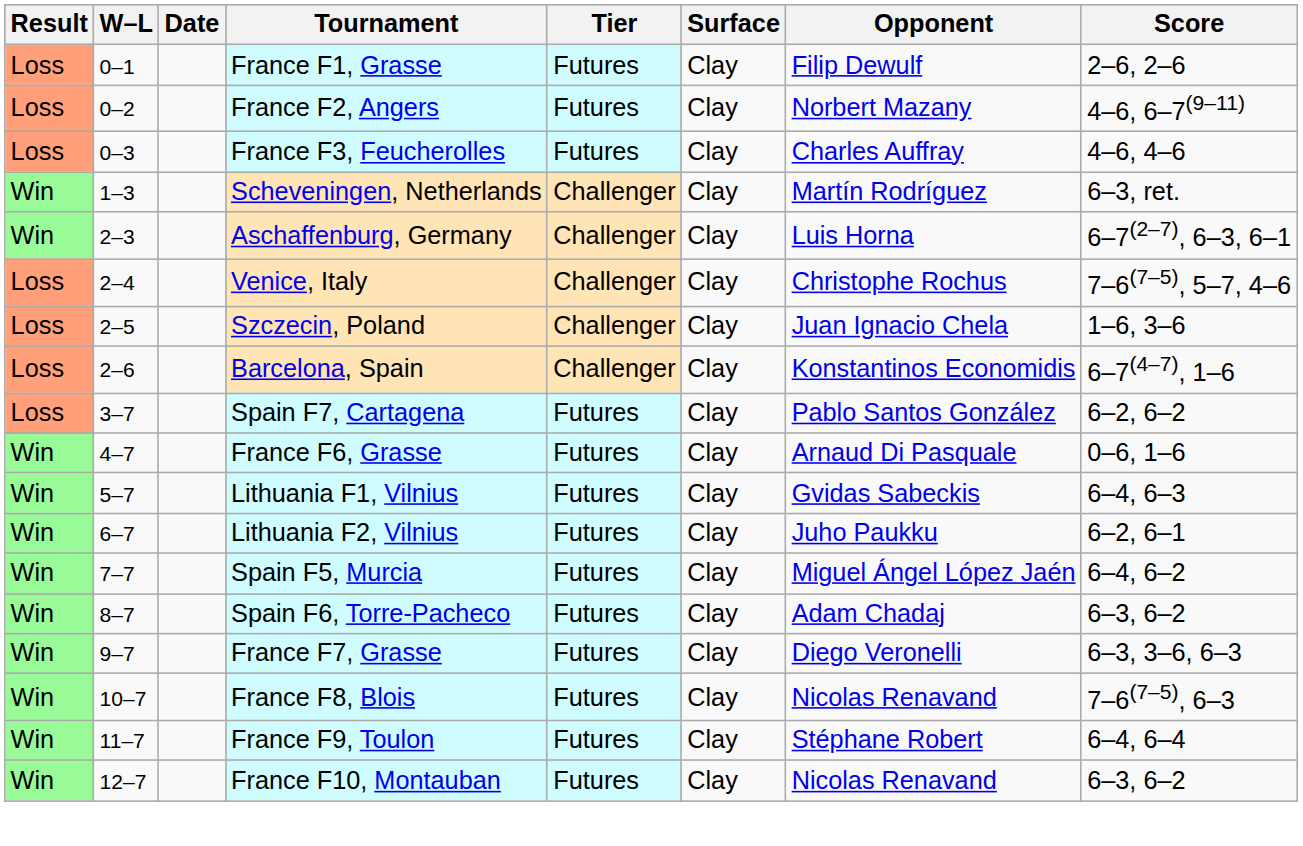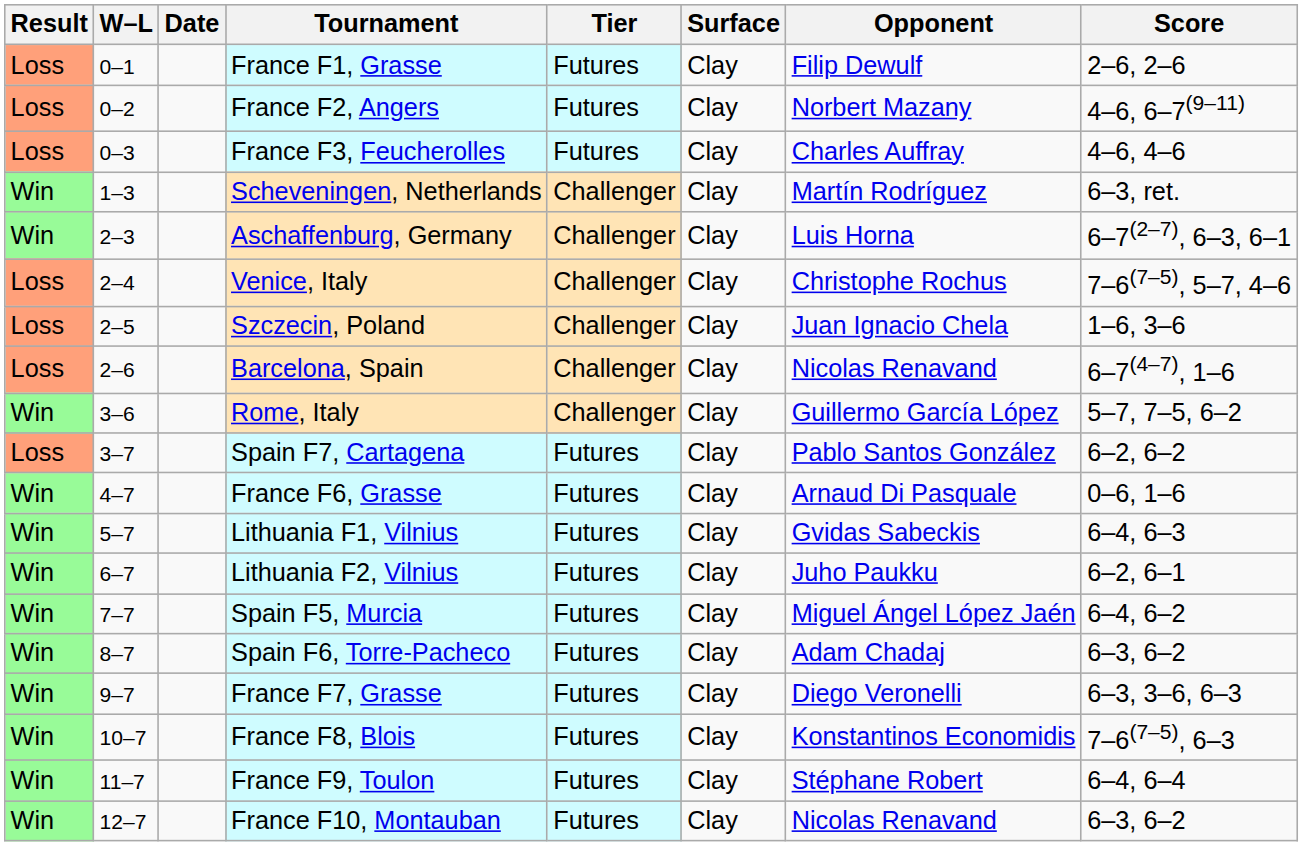(934, 369) Konstantinos Economidis -> (894, 369) Nicolas Renavand
+ row: (295, 412)
(894, 696) Nicolas Renavand -> (934, 736) Konstantinos Economidis
